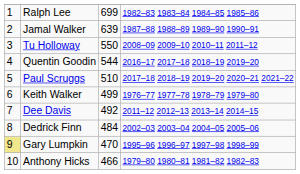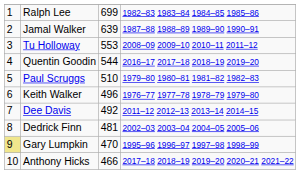(109, 45) 550 -> (109, 45) 553
(208, 79) 2017–18 2018–19 2019–20 2020–21 2021–22 -> (191, 79) 1979–80 1980–81 1981–82 1982–83
(109, 95) 499 -> (109, 95) 496
(109, 128) 484 -> (109, 128) 481
(191, 161) 1979–80 1980–81 1981–82 1982–83 -> (208, 161) 2017–18 2018–19 2019–20 2020–21 2021–22
